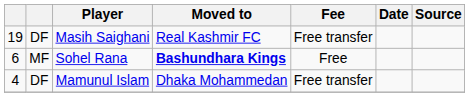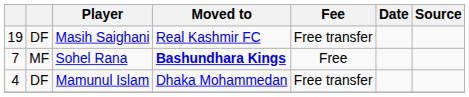(15, 59) 6 -> (15, 59) 7
